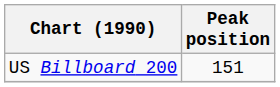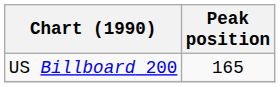(228, 68) 151 -> (228, 68) 165
